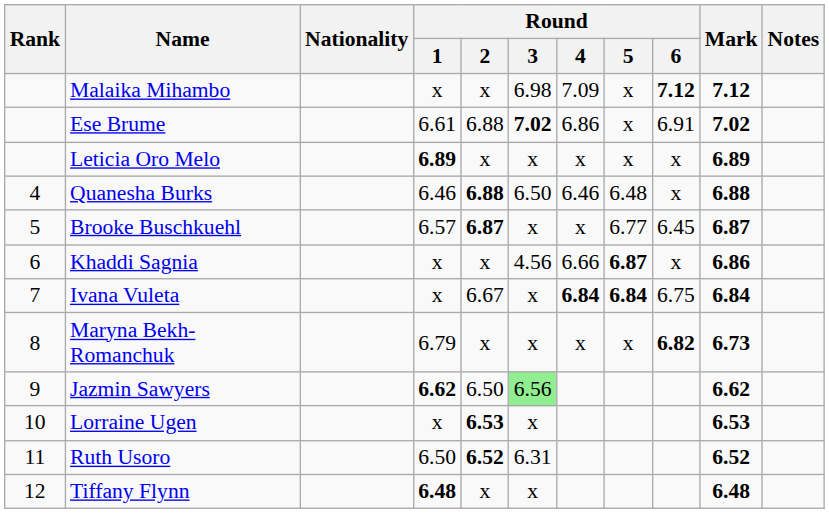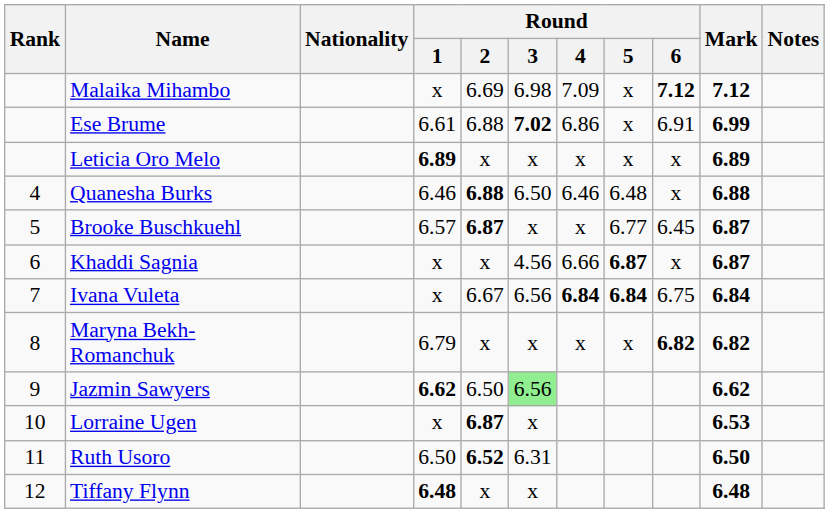(485, 90) x -> (485, 90) 6.69
(731, 124) 7.02 -> (731, 124) 6.99
(731, 261) 6.86 -> (731, 261) 6.87
(533, 295) x -> (533, 295) 6.56
(731, 342) 6.73 -> (731, 342) 6.82
(485, 422) 6.53 -> (485, 422) 6.87
(731, 457) 6.52 -> (731, 457) 6.50
